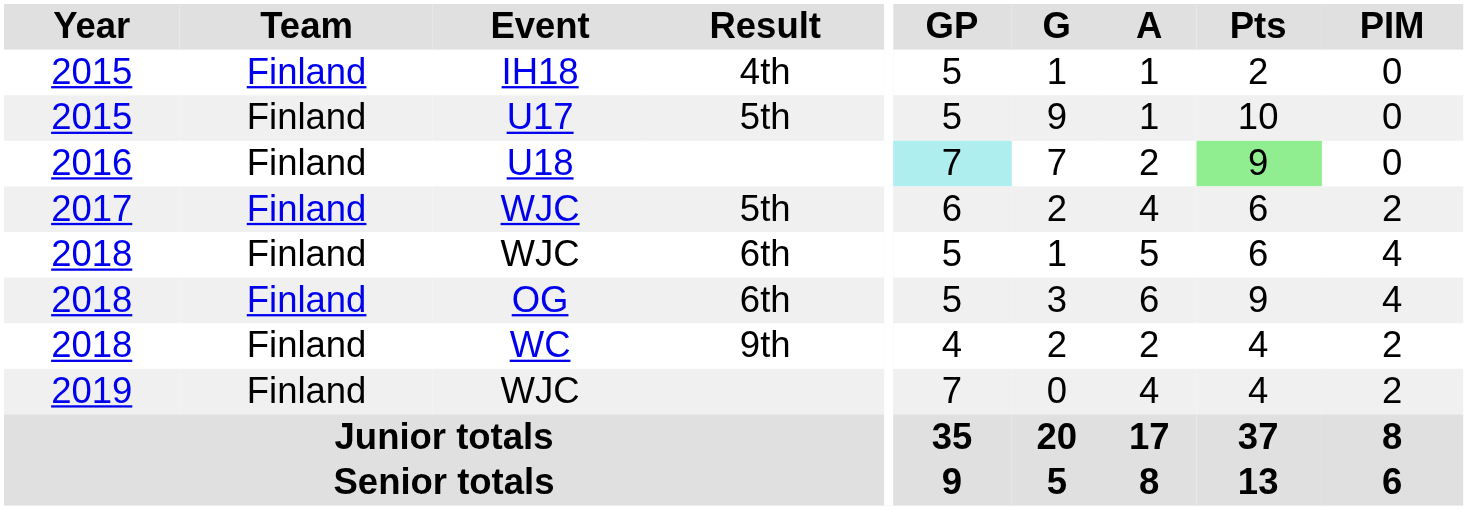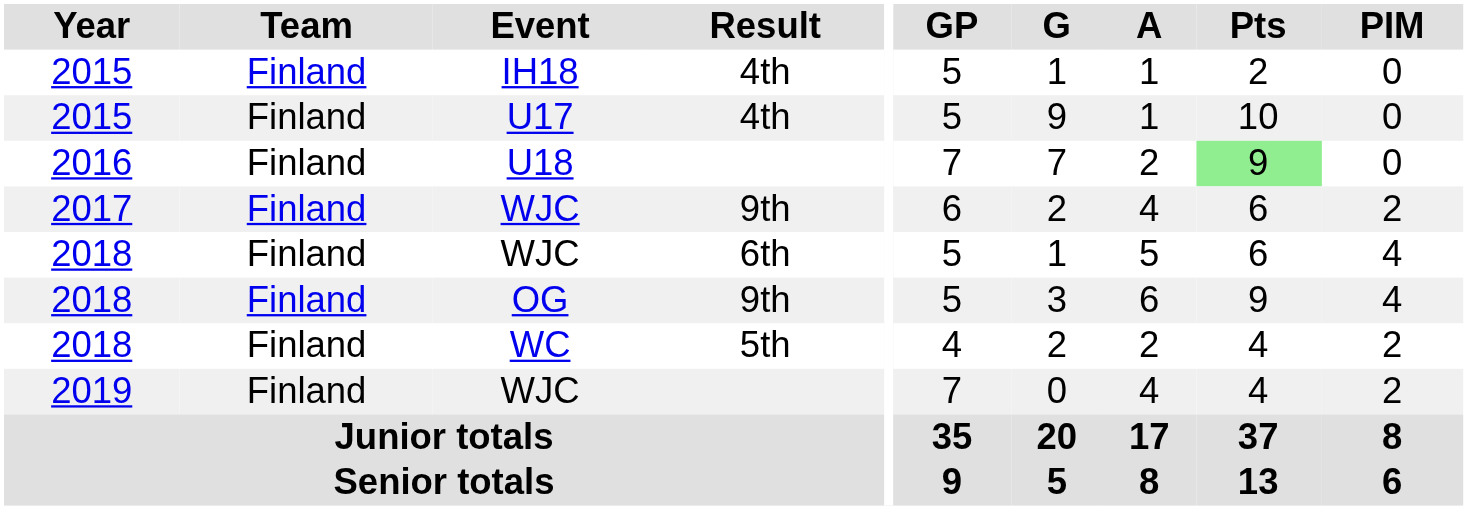(765, 117) 5th -> (765, 117) 4th
(952, 162) paleturquoise background -> (952, 162) no background
(765, 208) 5th -> (765, 208) 9th
(765, 299) 6th -> (765, 299) 9th
(765, 345) 9th -> (765, 345) 5th
